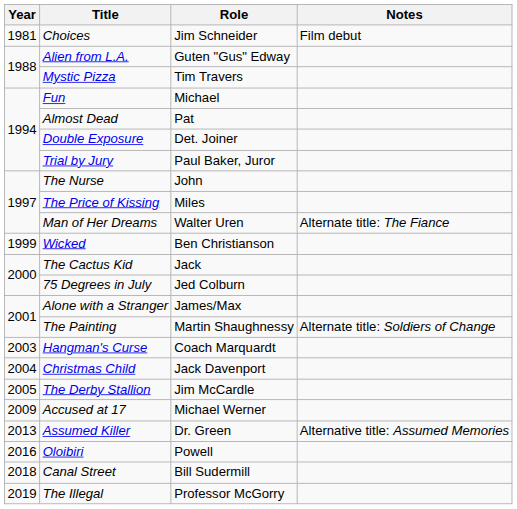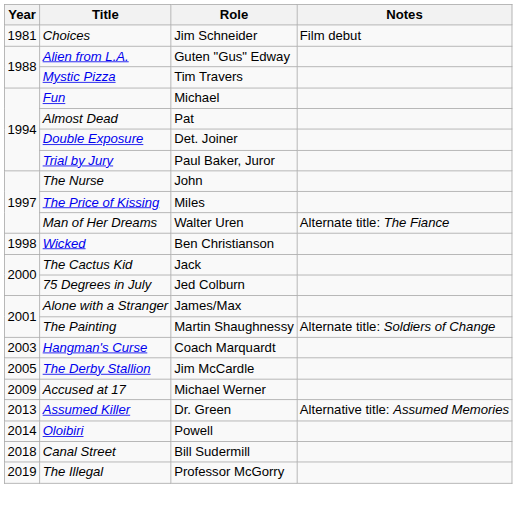(22, 243) 1999 -> (22, 243) 1998
- row: (89, 368)
(22, 451) 2016 -> (22, 431) 2014
